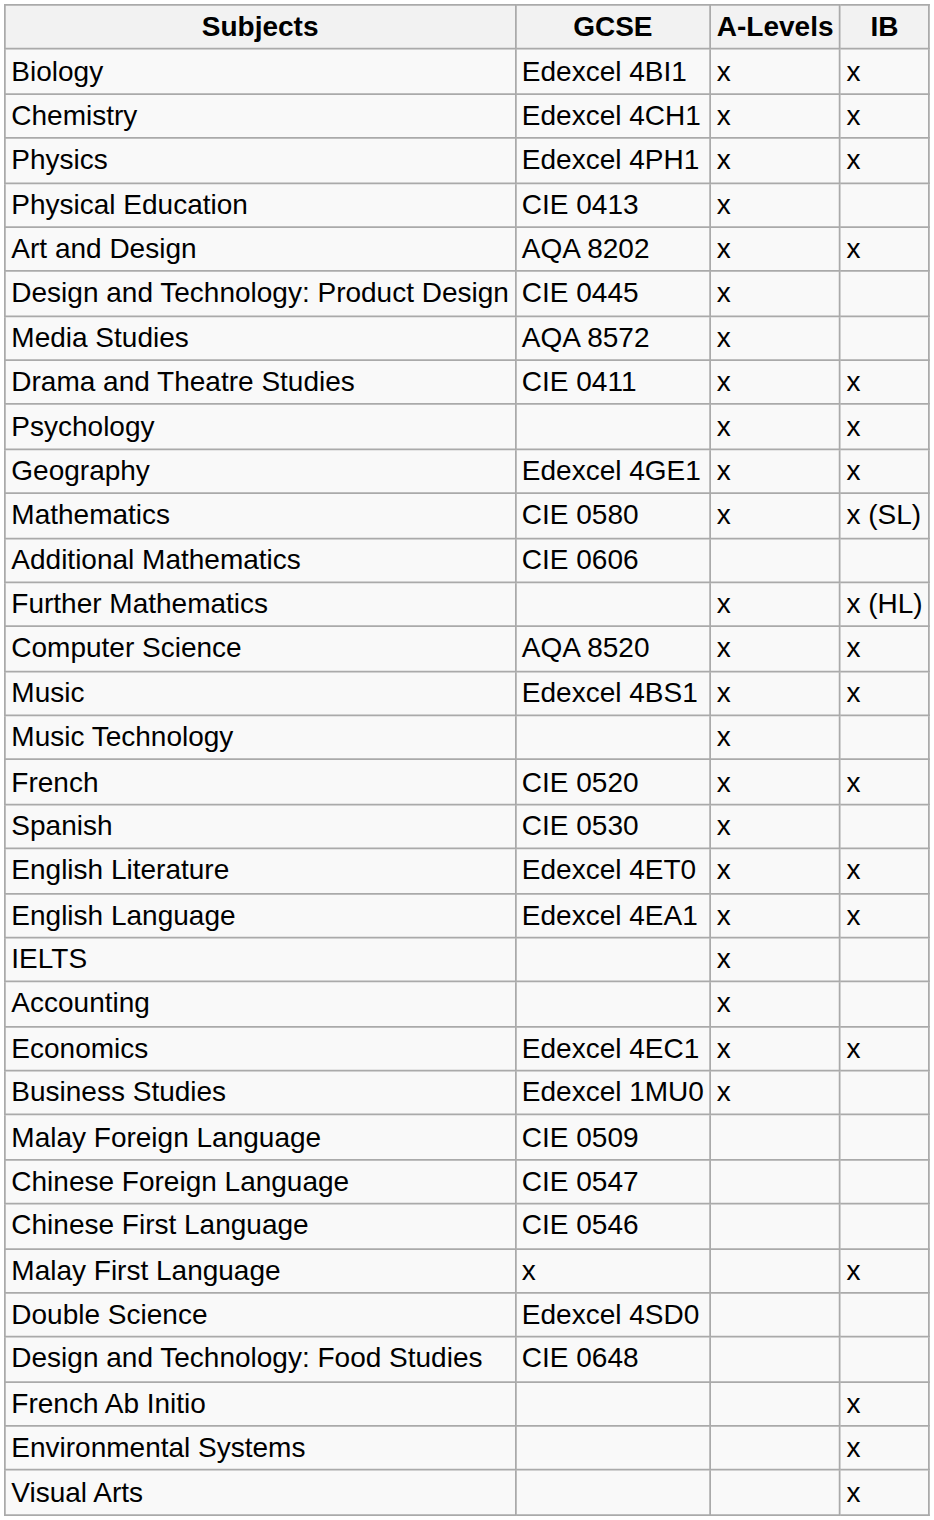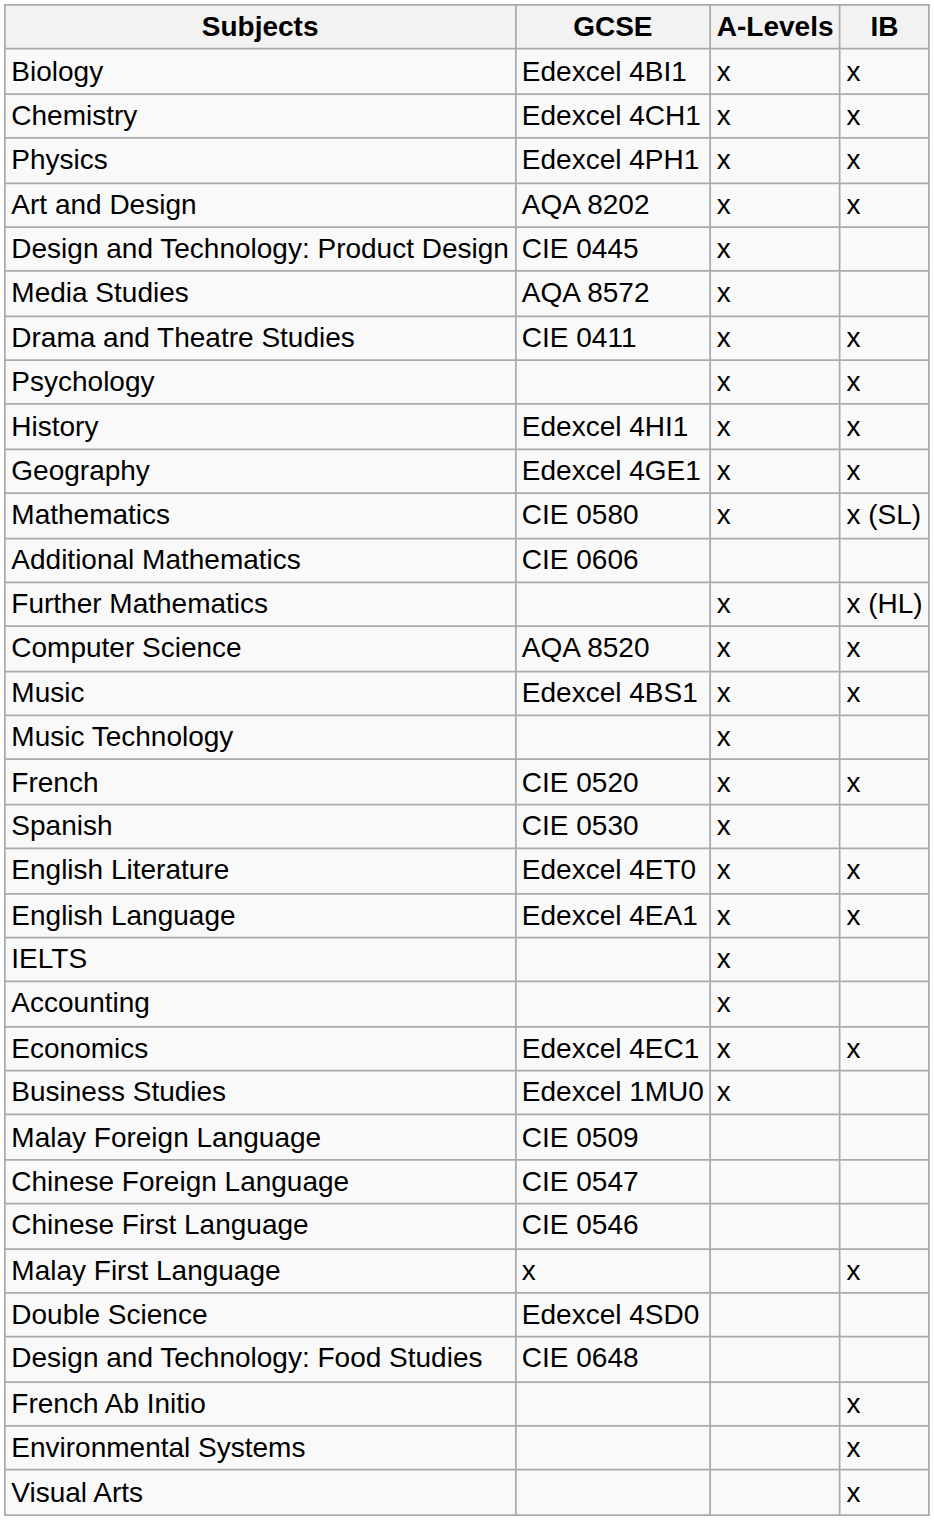- row: (130, 204)
+ row: (55, 426)
